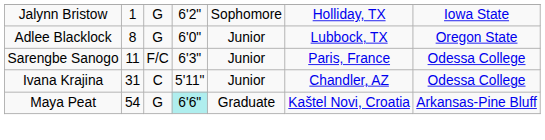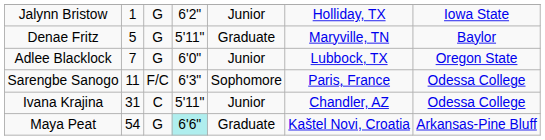(246, 15) Sophomore -> (246, 15) Junior
+ row: (63, 37)
(133, 37) 8 -> (133, 59) 7
(246, 59) Junior -> (246, 80) Sophomore
